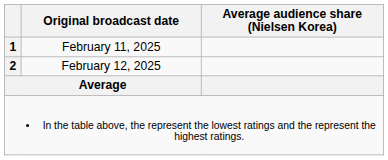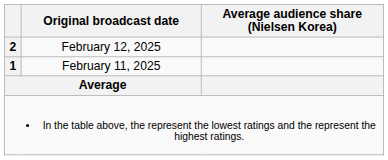rows swapped: (111, 47) <-> (111, 66)
